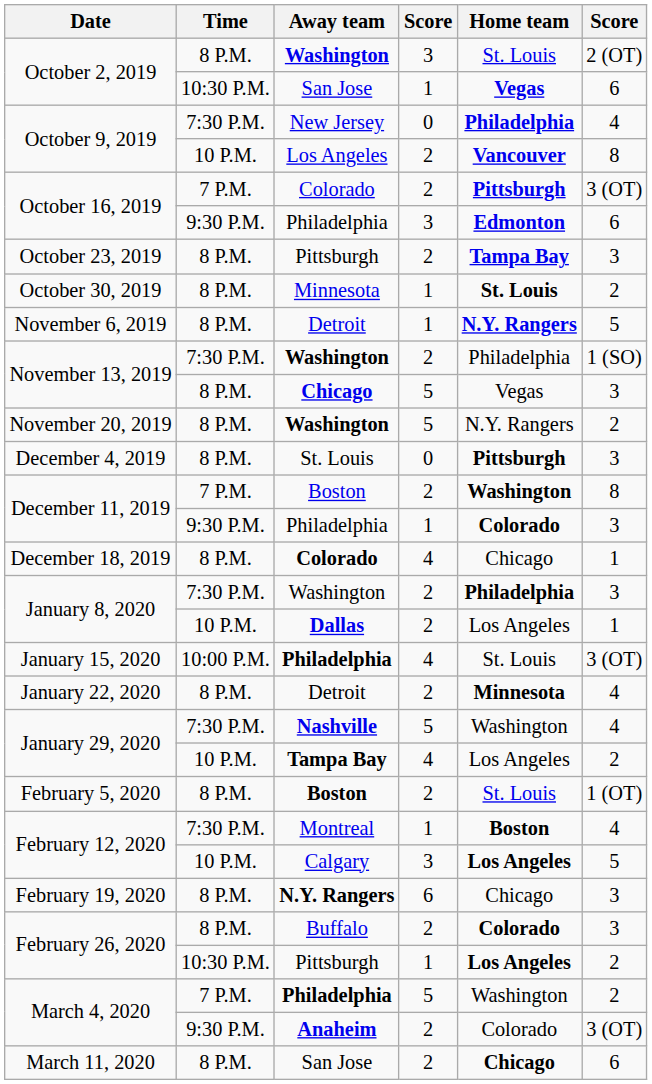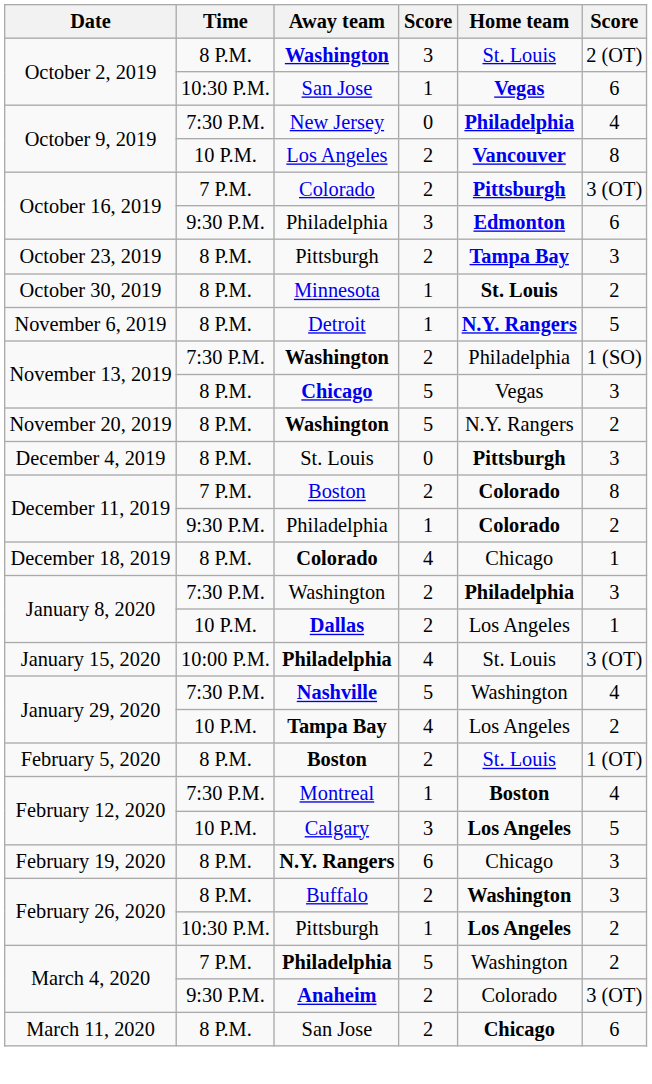(519, 491) Washington -> (519, 491) Colorado
(614, 525) 3 -> (614, 525) 2
- row: (91, 693)
(519, 928) Colorado -> (519, 894) Washington
